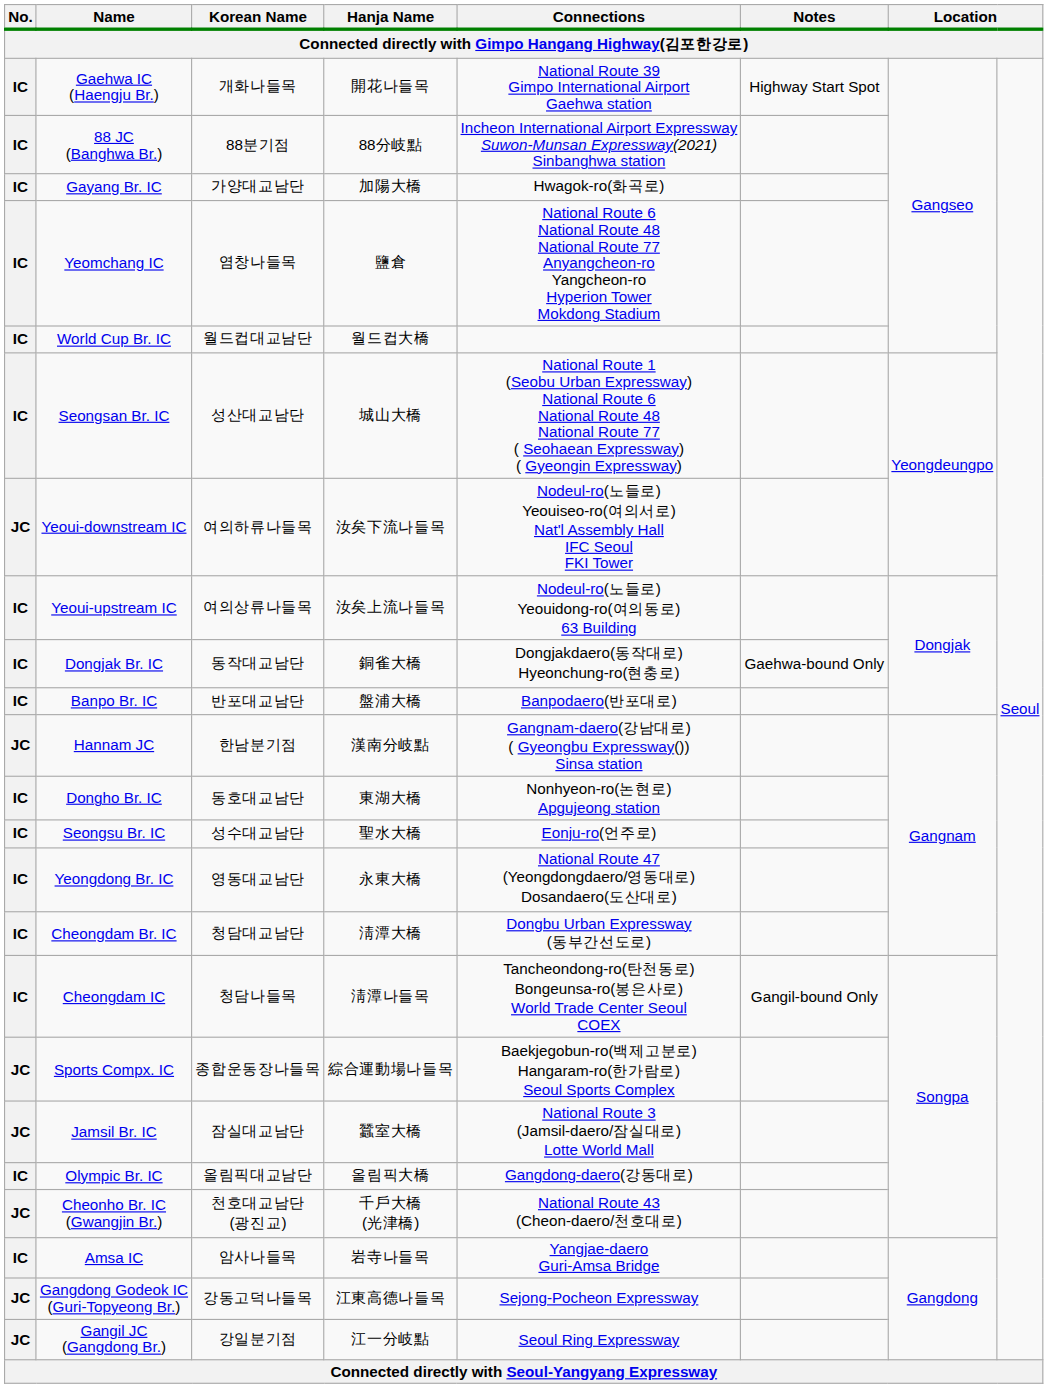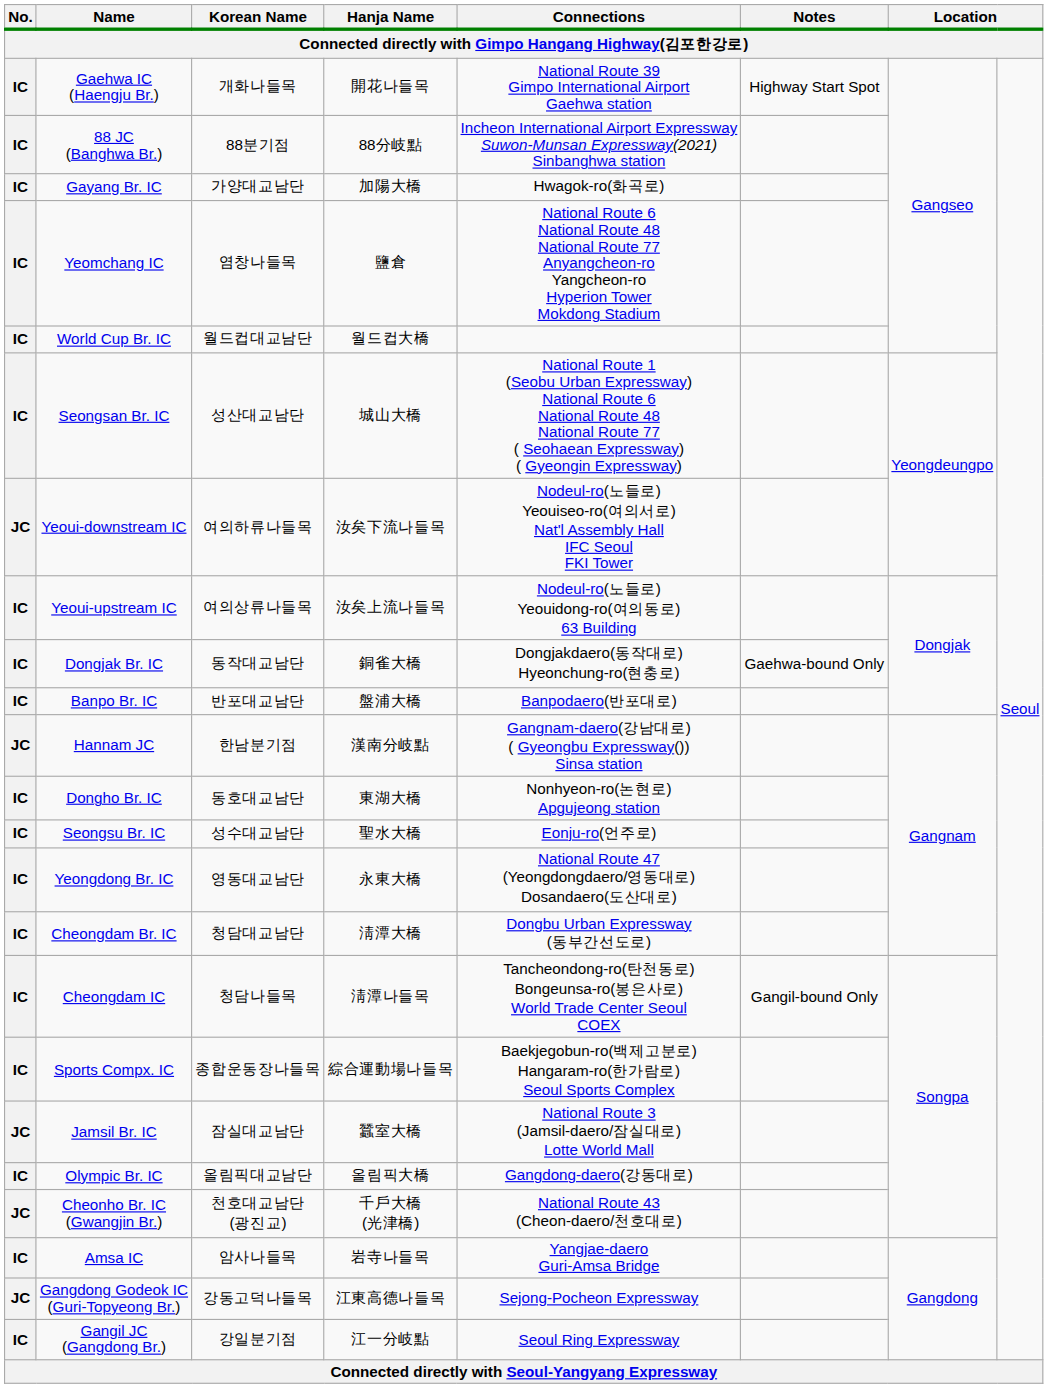(20, 1069) JC -> (20, 1069) IC
(20, 1339) JC -> (20, 1339) IC
